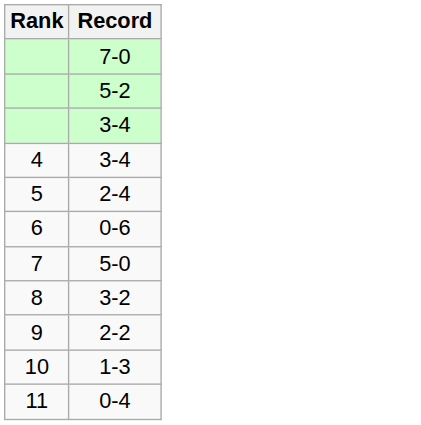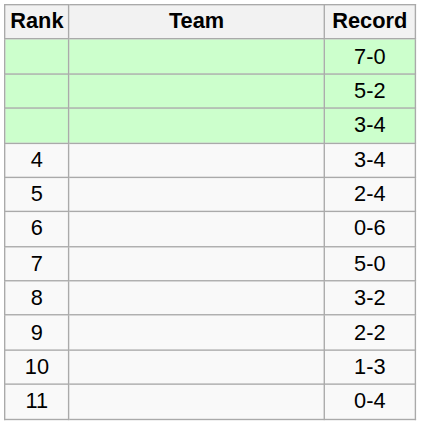+ column: (197, 21)
